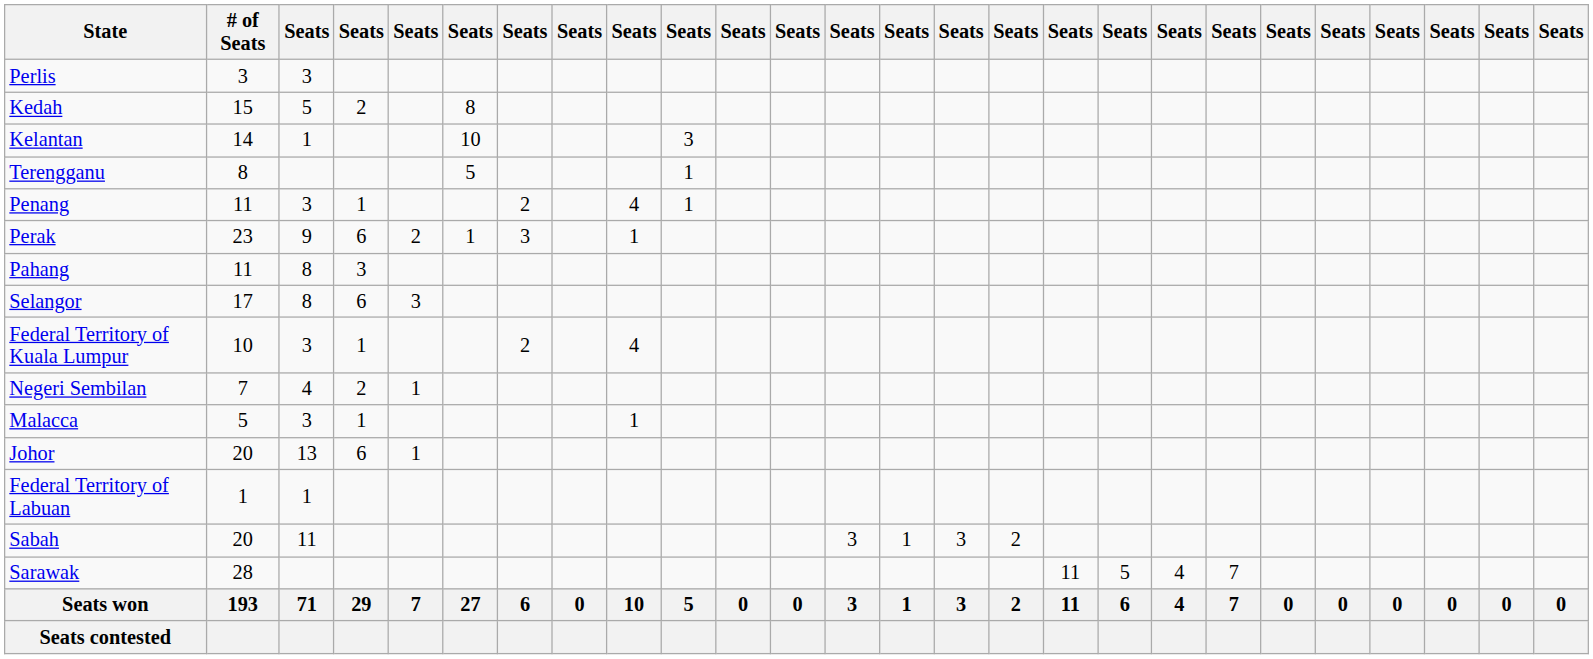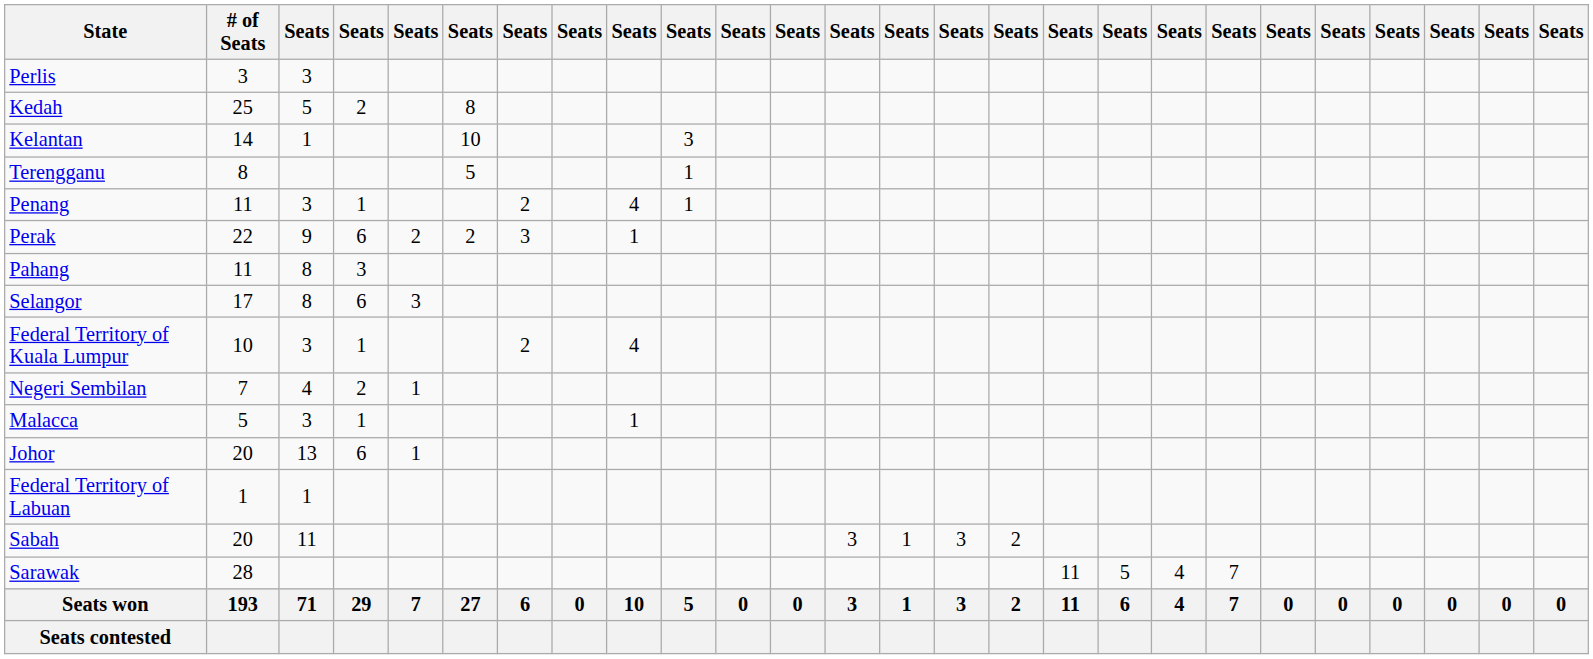(243, 107) 15 -> (243, 107) 25
(243, 236) 23 -> (243, 236) 22
(470, 236) 1 -> (470, 236) 2
